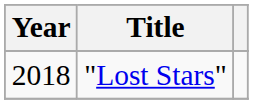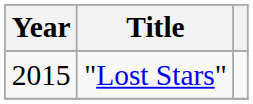(41, 74) 2018 -> (41, 74) 2015
